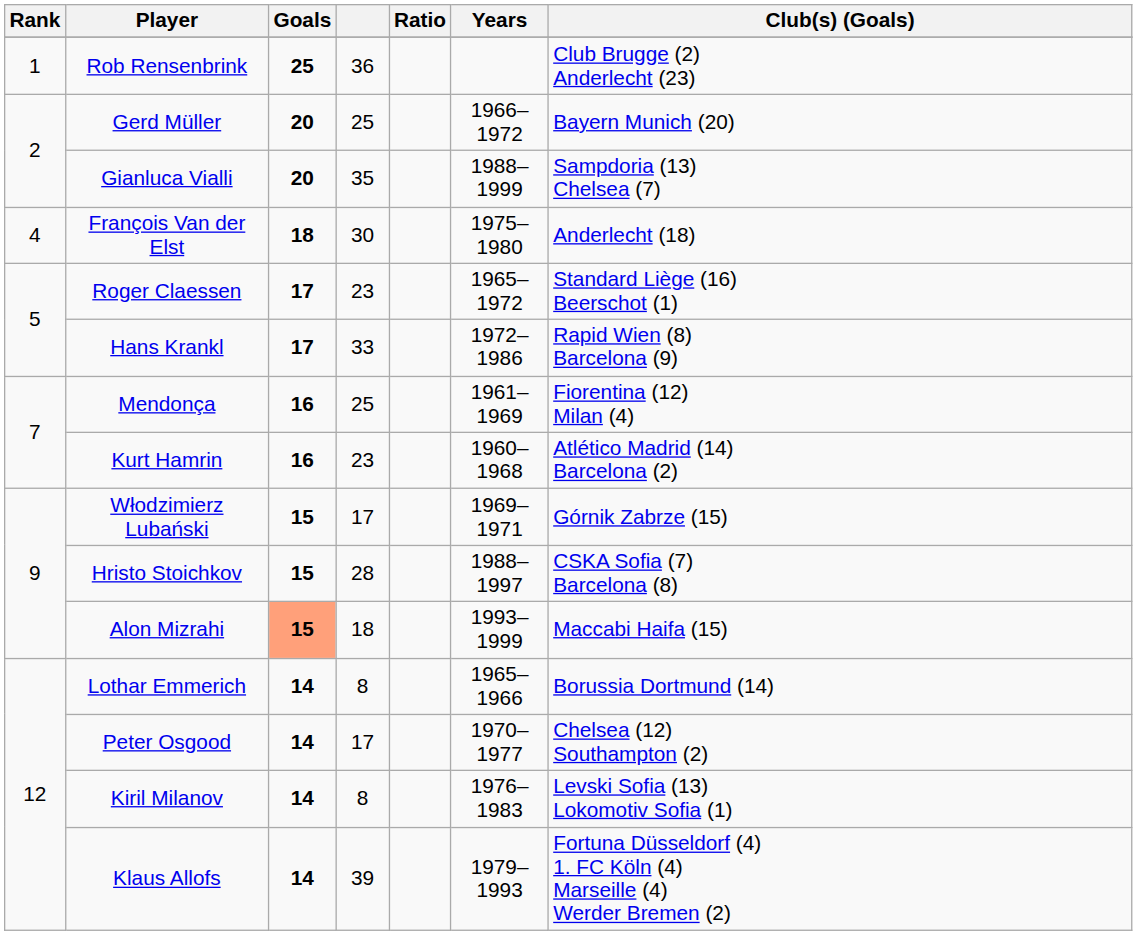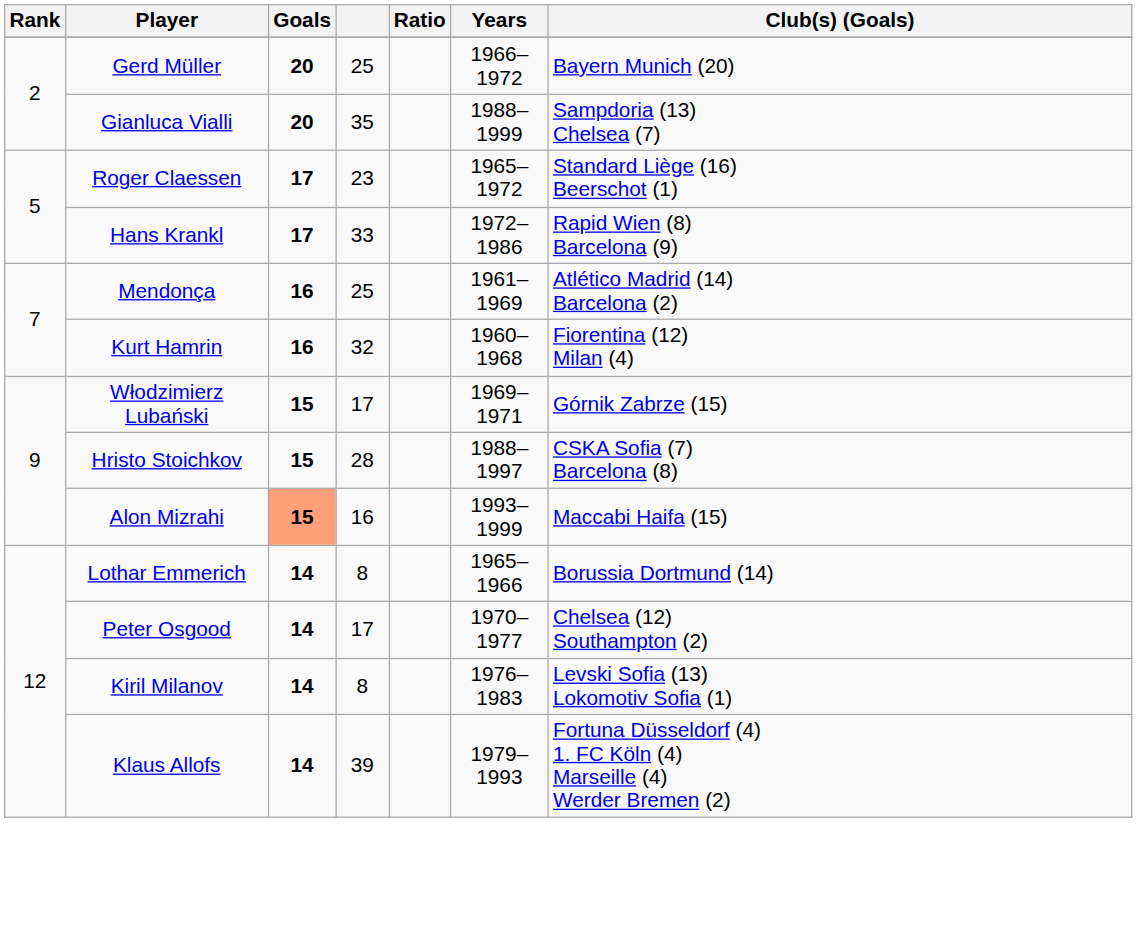- row: (167, 65)
- row: (167, 234)
(621, 404) Fiorentina (12) Milan (4) -> (643, 291) Atlético Madrid (14) Barcelona (2)
(363, 460) 23 -> (362, 347) 32
(643, 460) Atlético Madrid (14) Barcelona (2) -> (621, 347) Fiorentina (12) Milan (4)
(363, 629) 18 -> (362, 516) 16
